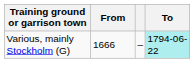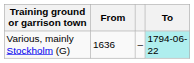(104, 44) 1666 -> (104, 44) 1636
